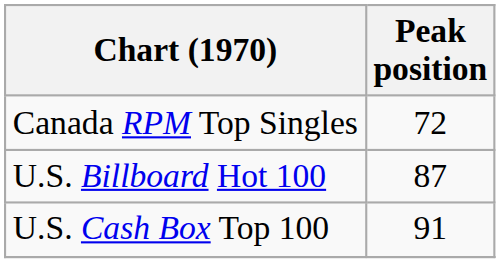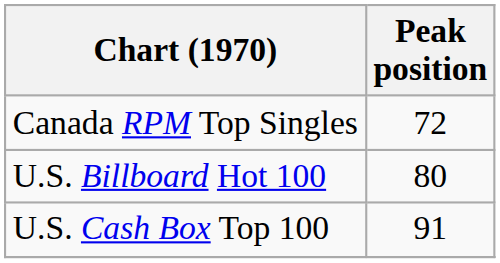(430, 175) 87 -> (430, 175) 80
